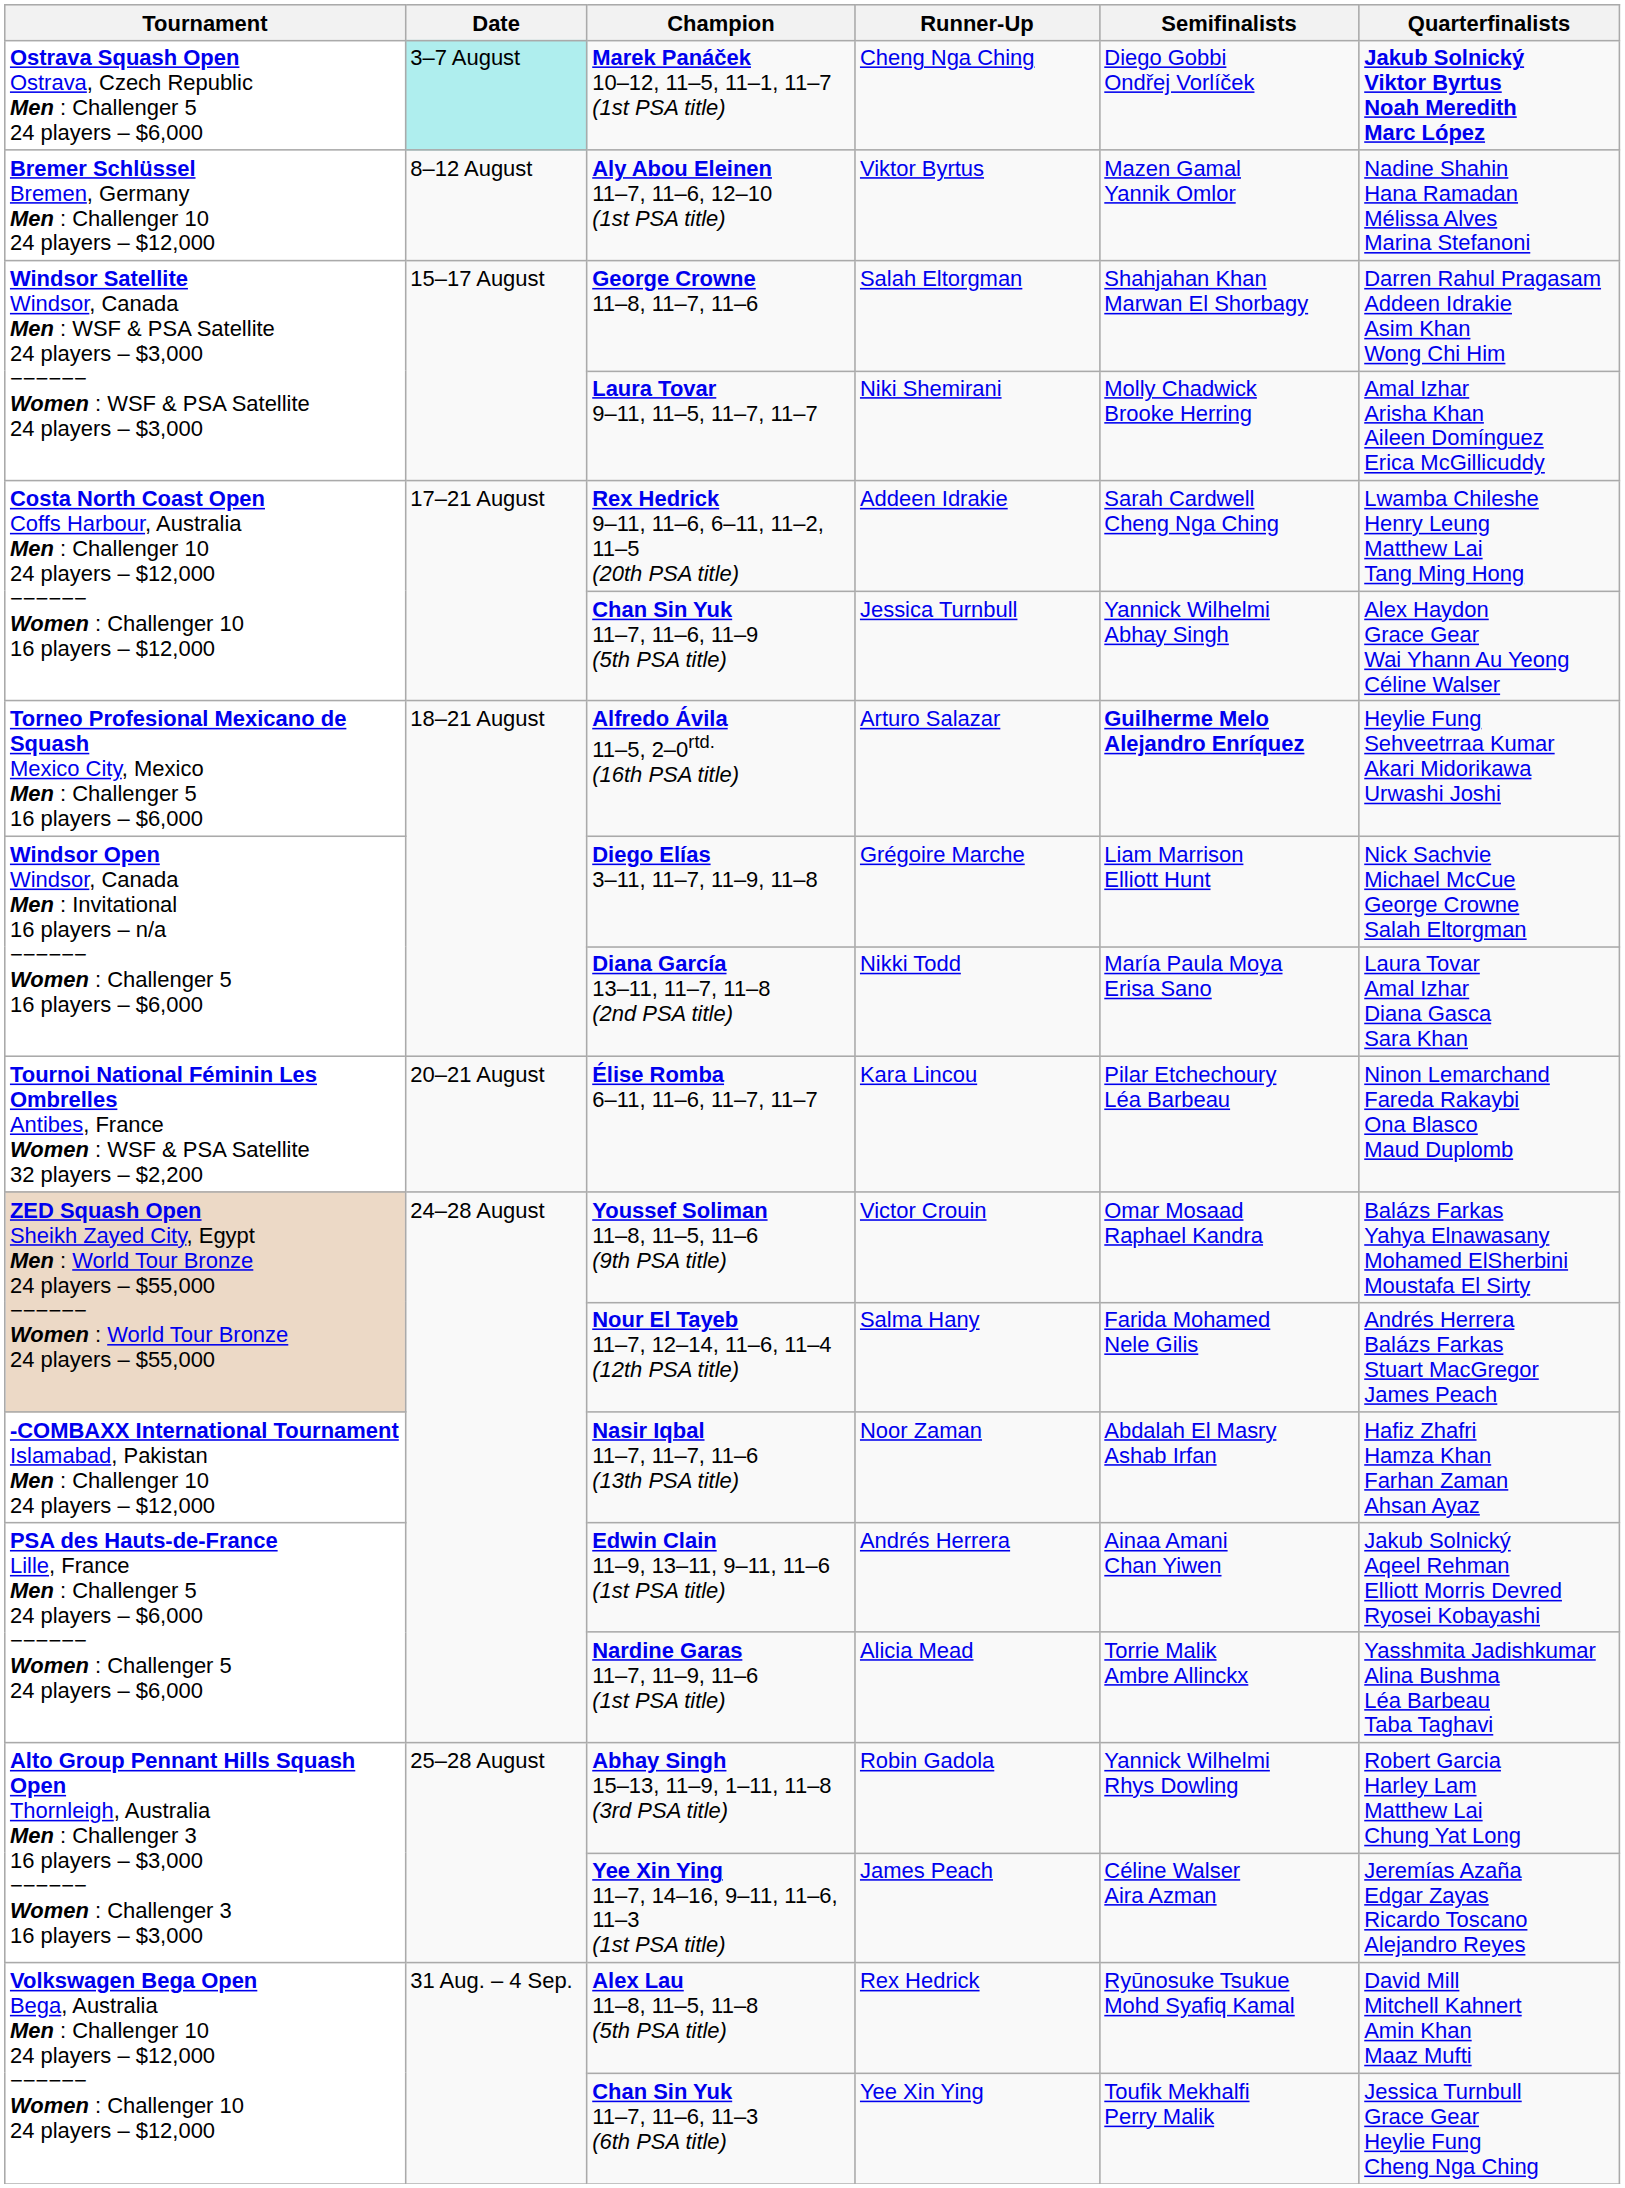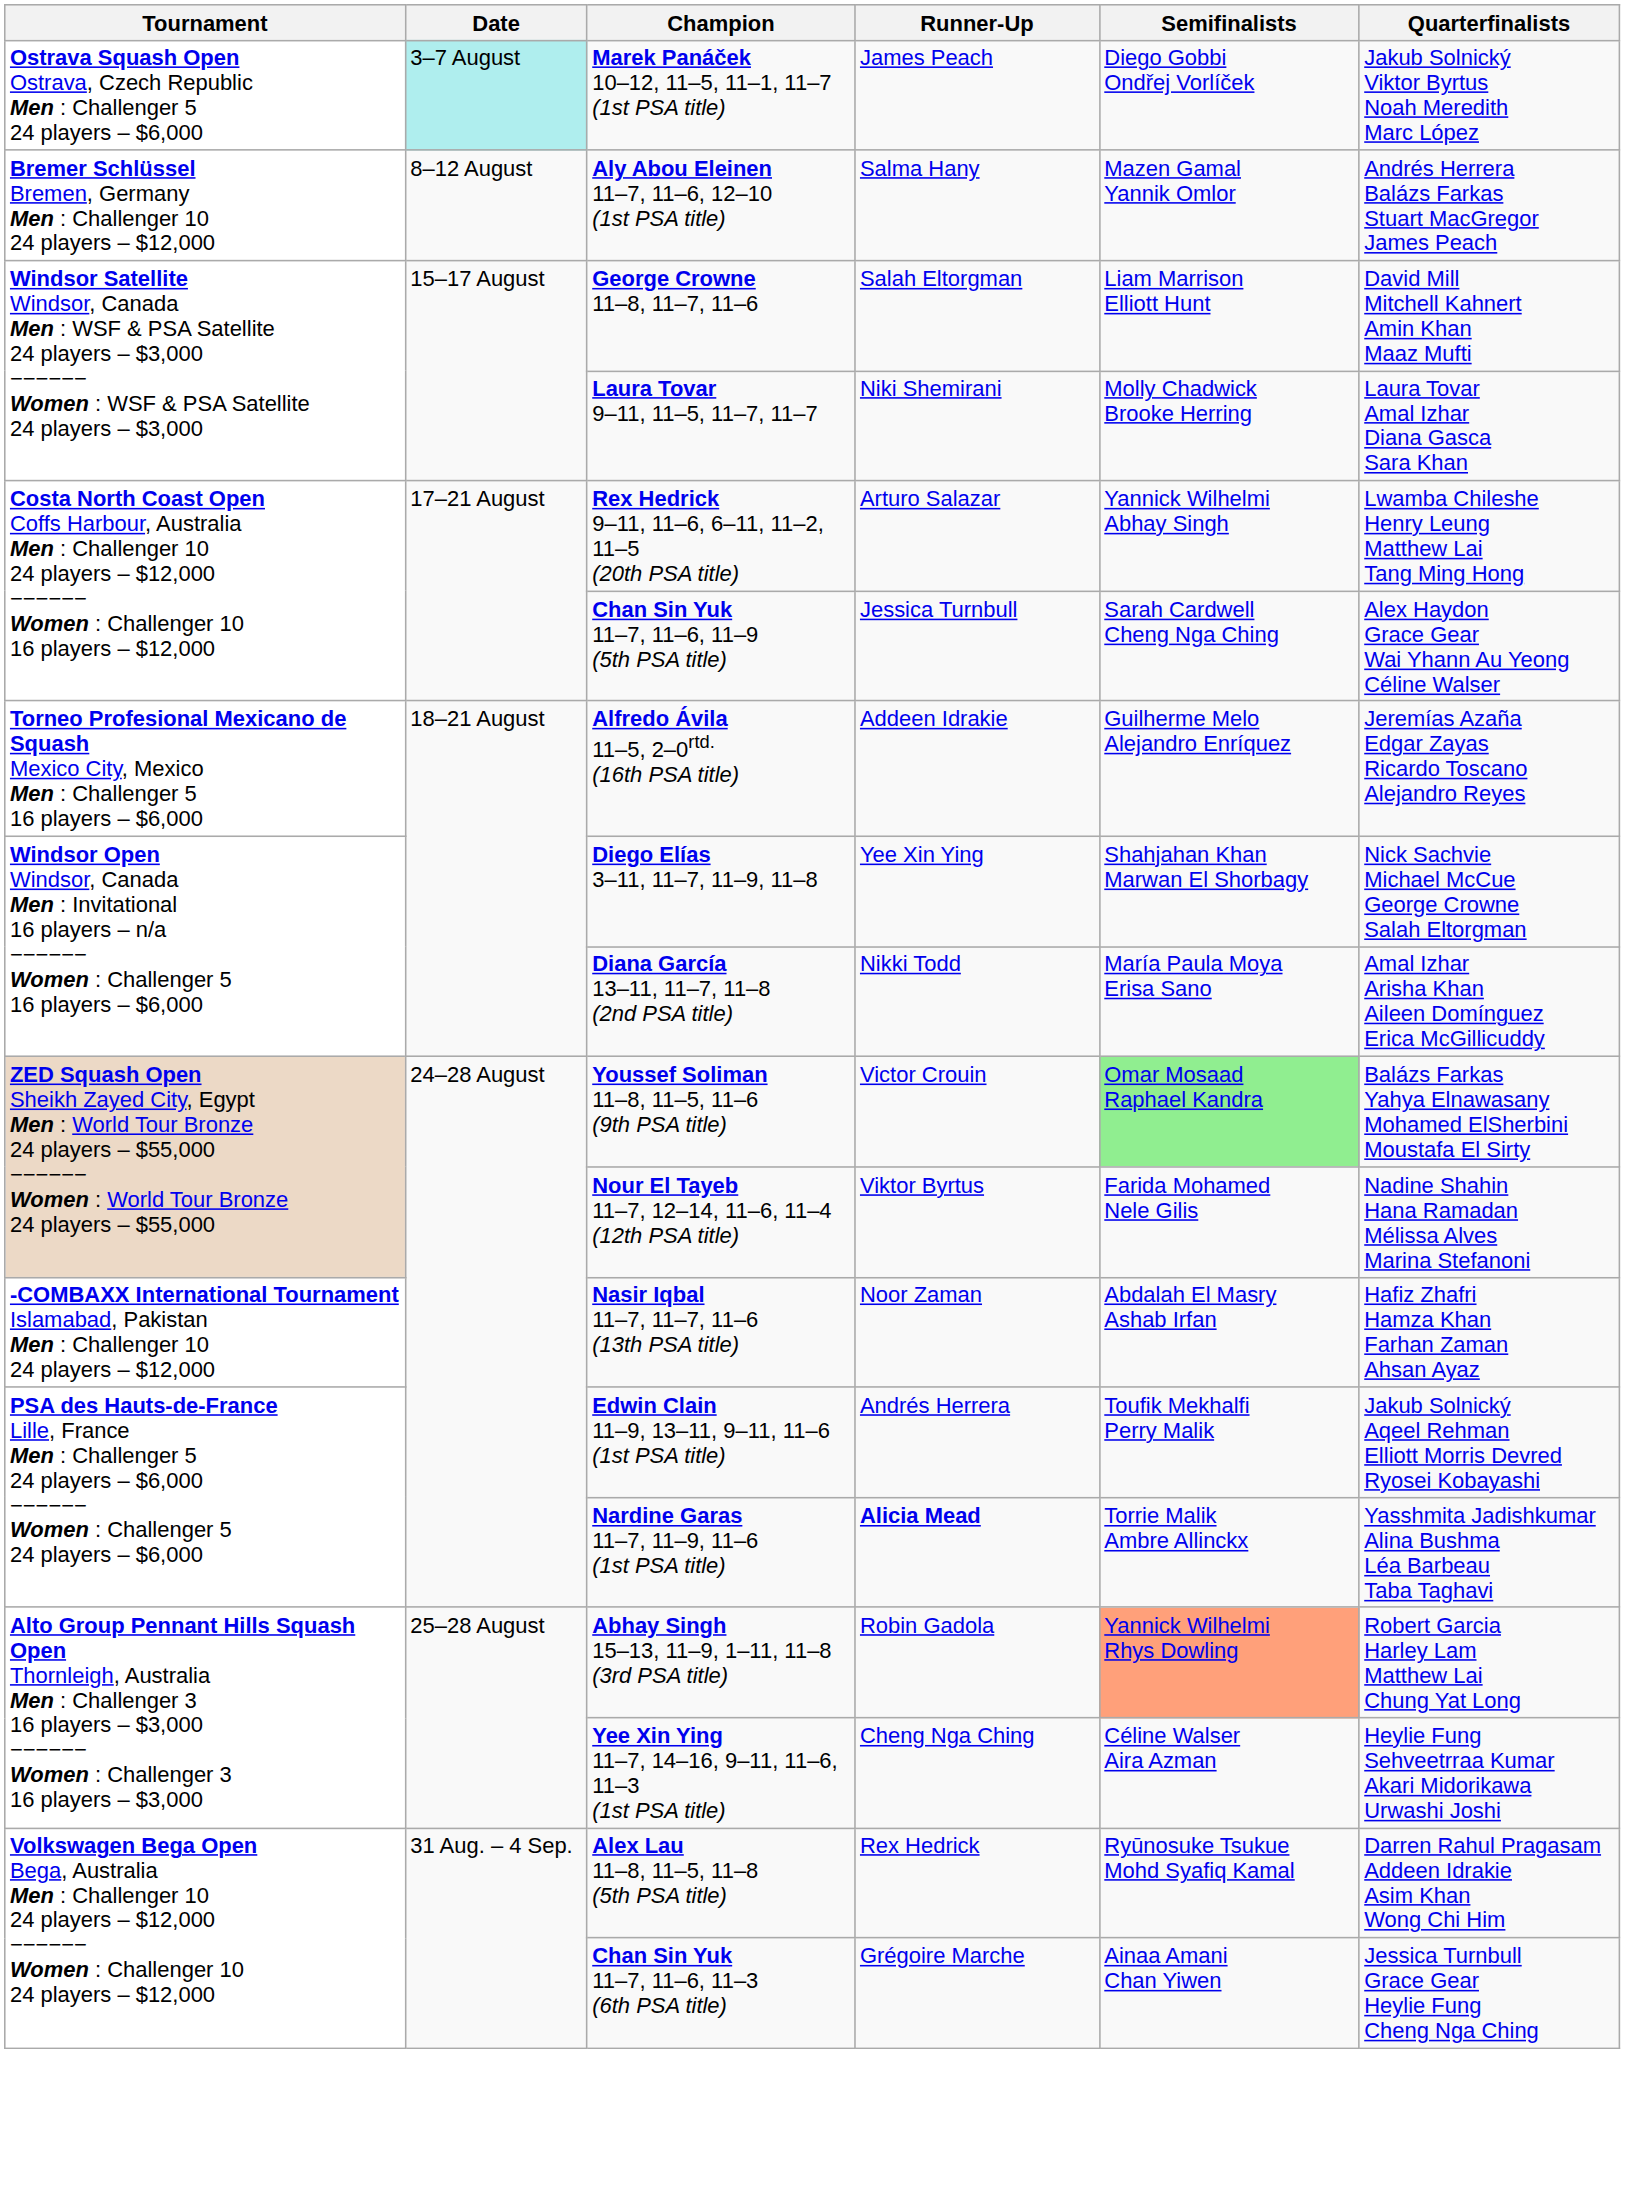(947, 58) Cheng Nga Ching -> (926, 58) James Peach
(1444, 95) bold -> (1437, 95) normal
(922, 168) Viktor Byrtus -> (920, 168) Salma Hany
(1447, 205) Nadine Shahin Hana Ramadan Mélissa Alves Marina Stefanoni -> (1451, 205) Andrés Herrera Balázs Farkas Stuart MacGregor James Peach
(1206, 291) Shahjahan Khan Marwan El Shorbagy -> (1174, 291) Liam Marrison Elliott Hunt
(1483, 316) Darren Rahul Pragasam Addeen Idrakie Asim Khan Wong Chi Him -> (1443, 316) David Mill Mitchell Kahnert Amin Khan Maaz Mufti
(1455, 426) Amal Izhar Arisha Khan Aileen Domínguez Erica McGillicuddy -> (1428, 426) Laura Tovar Amal Izhar Diana Gasca Sara Khan
(934, 499) Addeen Idrakie -> (930, 499) Arturo Salazar
(1192, 511) Sarah Cardwell Cheng Nga Ching -> (1187, 511) Yannick Wilhelmi Abhay Singh
(1187, 621) Yannick Wilhelmi Abhay Singh -> (1192, 621) Sarah Cardwell Cheng Nga Ching
(930, 719) Arturo Salazar -> (934, 719) Addeen Idrakie
(1204, 731) bold -> (1198, 731) normal
(1459, 756) Heylie Fung Sehveetrraa Kumar Akari Midorikawa Urwashi Joshi -> (1446, 756) Jeremías Azaña Edgar Zayas Ricardo Toscano Alejandro Reyes
(942, 854) Grégoire Marche -> (922, 854) Yee Xin Ying
(1174, 866) Liam Marrison Elliott Hunt -> (1206, 866) Shahjahan Khan Marwan El Shorbagy
(1428, 1002) Laura Tovar Amal Izhar Diana Gasca Sara Khan -> (1455, 1002) Amal Izhar Arisha Khan Aileen Domínguez Erica McGillicuddy
- row: (705, 1087)
(1184, 1222) no background -> (1184, 1087) lightgreen background
(920, 1320) Salma Hany -> (922, 1185) Viktor Byrtus
(1451, 1357) Andrés Herrera Balázs Farkas Stuart MacGregor James Peach -> (1447, 1222) Nadine Shahin Hana Ramadan Mélissa Alves Marina Stefanoni
(1166, 1552) Ainaa Amani Chan Yiwen -> (1177, 1417) Toufik Mekhalfi Perry Malik
(917, 1650) normal -> (920, 1515) bold
(1187, 1773) no background -> (1187, 1638) lightsalmon background
(926, 1871) James Peach -> (947, 1735) Cheng Nga Ching
(1446, 1908) Jeremías Azaña Edgar Zayas Ricardo Toscano Alejandro Reyes -> (1459, 1773) Heylie Fung Sehveetrraa Kumar Akari Midorikawa Urwashi Joshi
(1443, 2018) David Mill Mitchell Kahnert Amin Khan Maaz Mufti -> (1483, 1883) Darren Rahul Pragasam Addeen Idrakie Asim Khan Wong Chi Him
(922, 2091) Yee Xin Ying -> (942, 1956) Grégoire Marche
(1177, 2103) Toufik Mekhalfi Perry Malik -> (1166, 1968) Ainaa Amani Chan Yiwen
